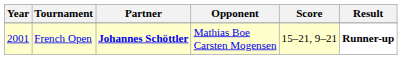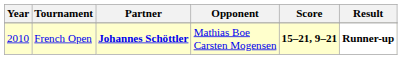(18, 38) 2001 -> (18, 38) 2010
(309, 38) normal -> (309, 38) bold
